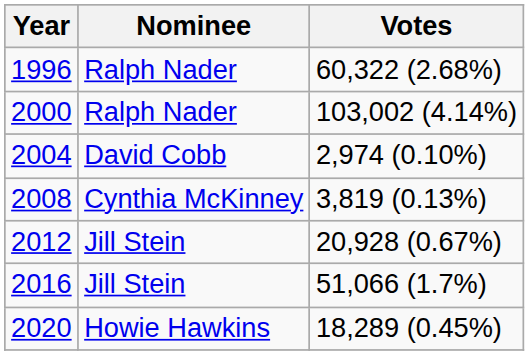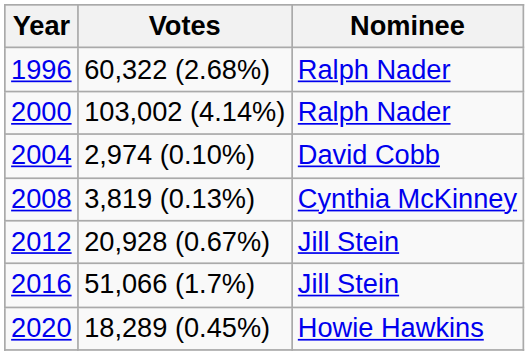columns swapped: (194, 26) <-> (416, 26)
